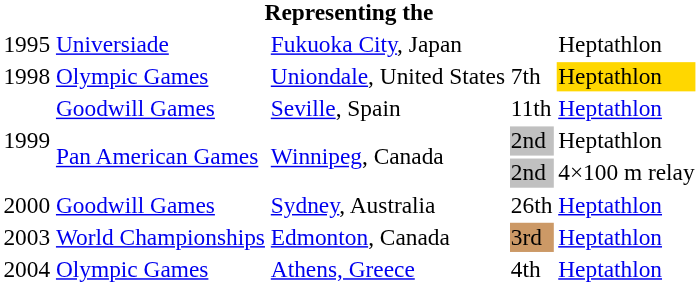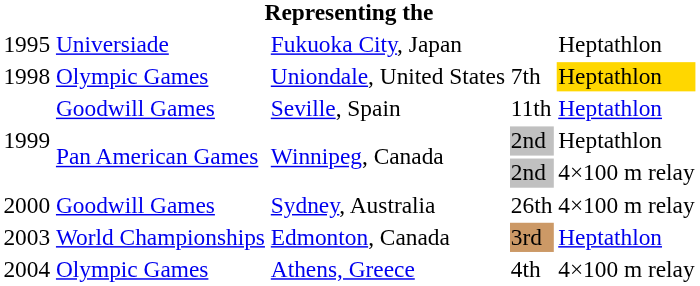(610, 205) Heptathlon -> (626, 205) 4×100 m relay
(610, 269) Heptathlon -> (626, 269) 4×100 m relay
